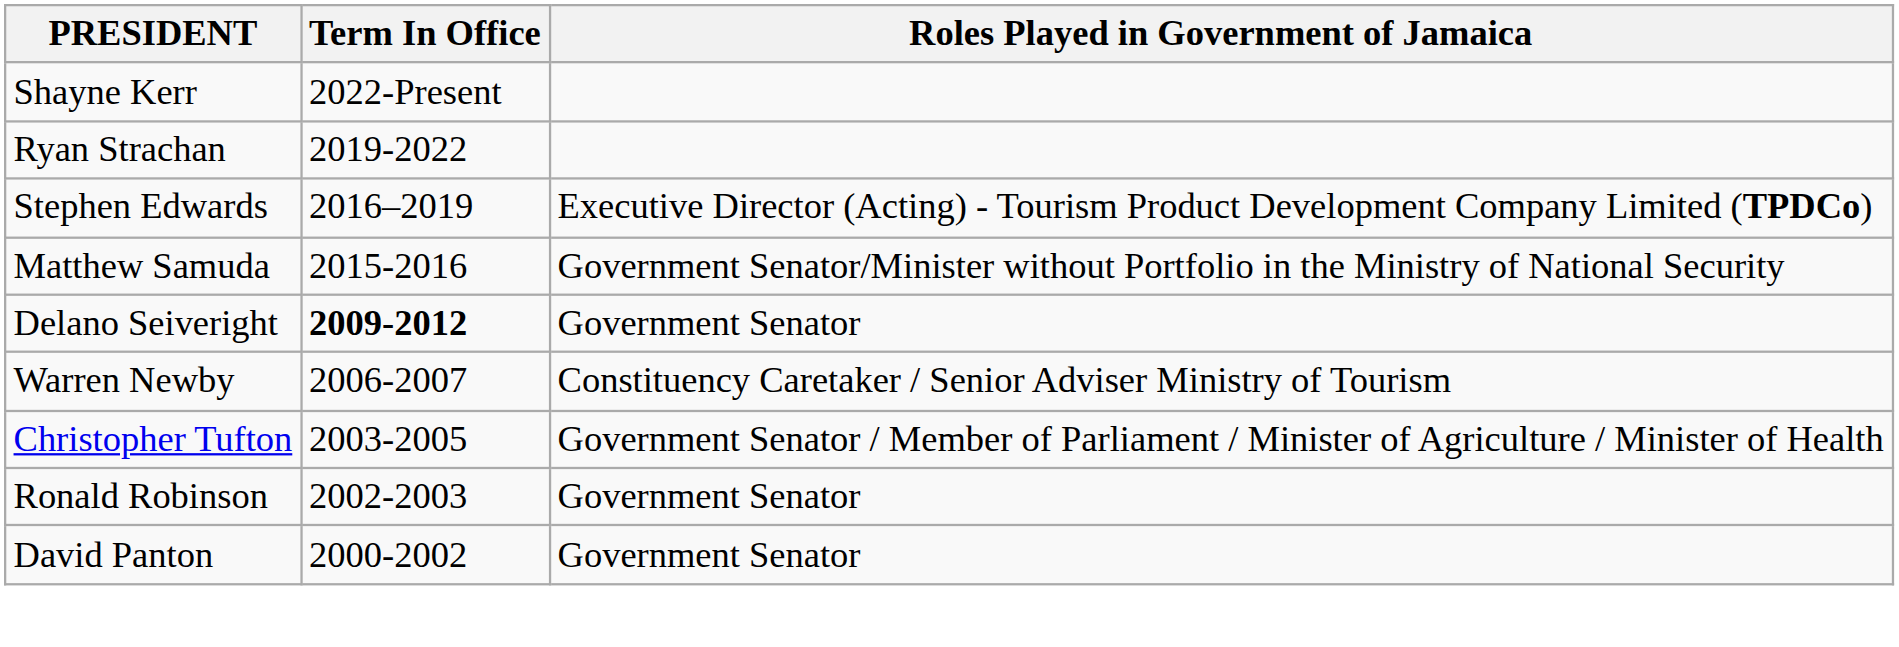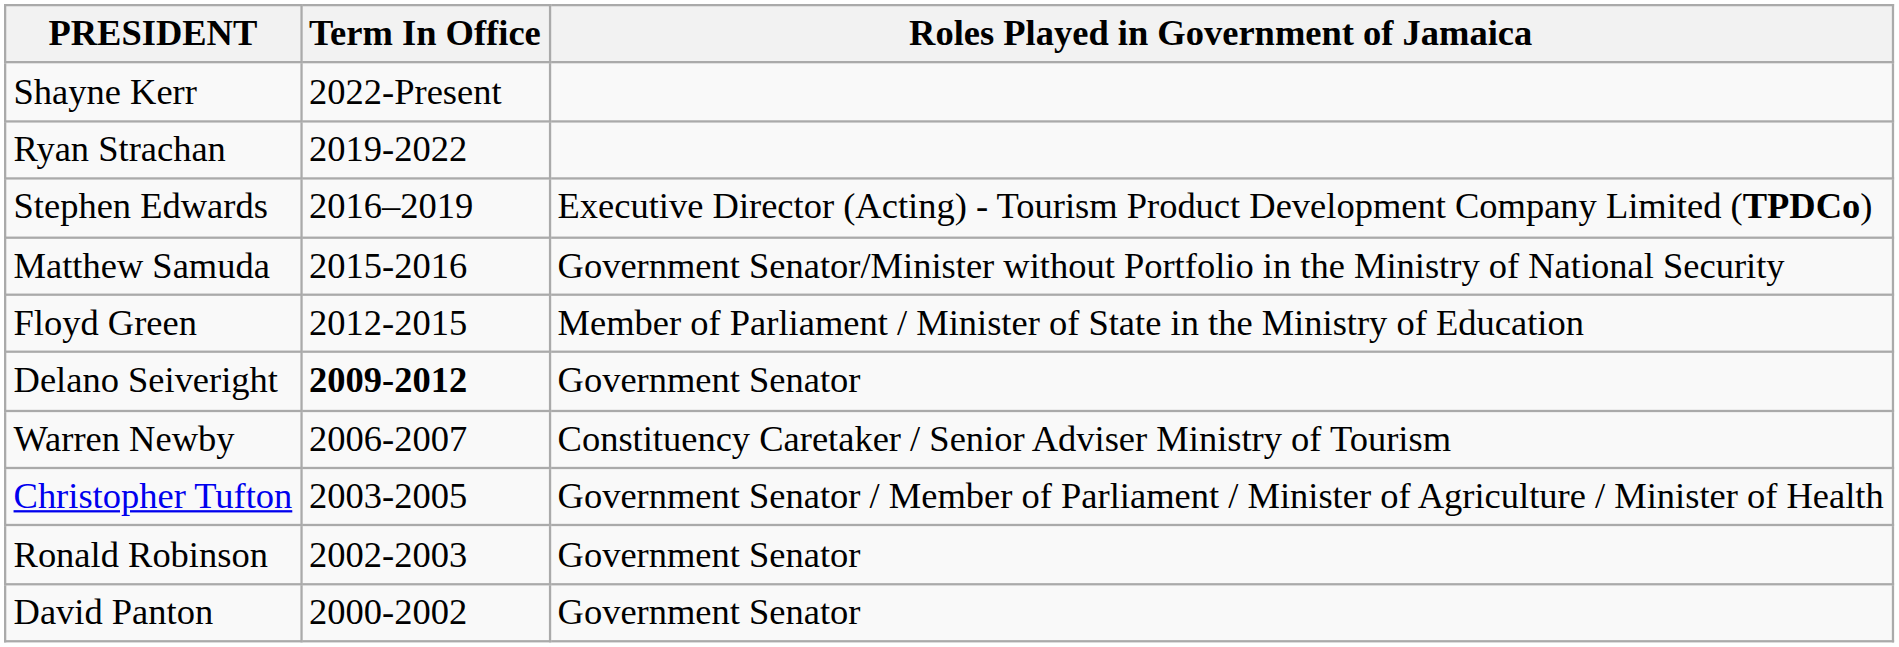+ row: (105, 322)
